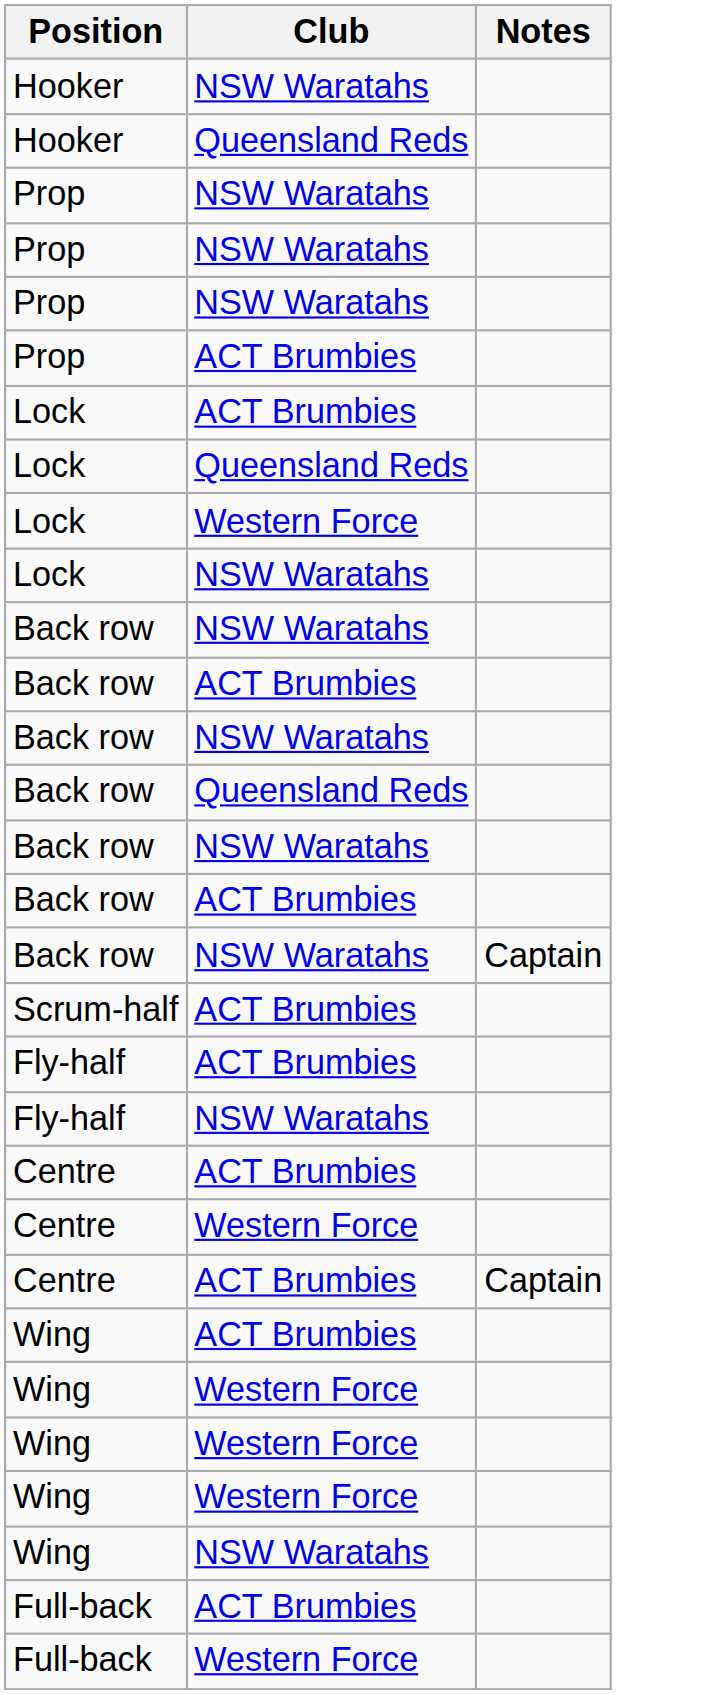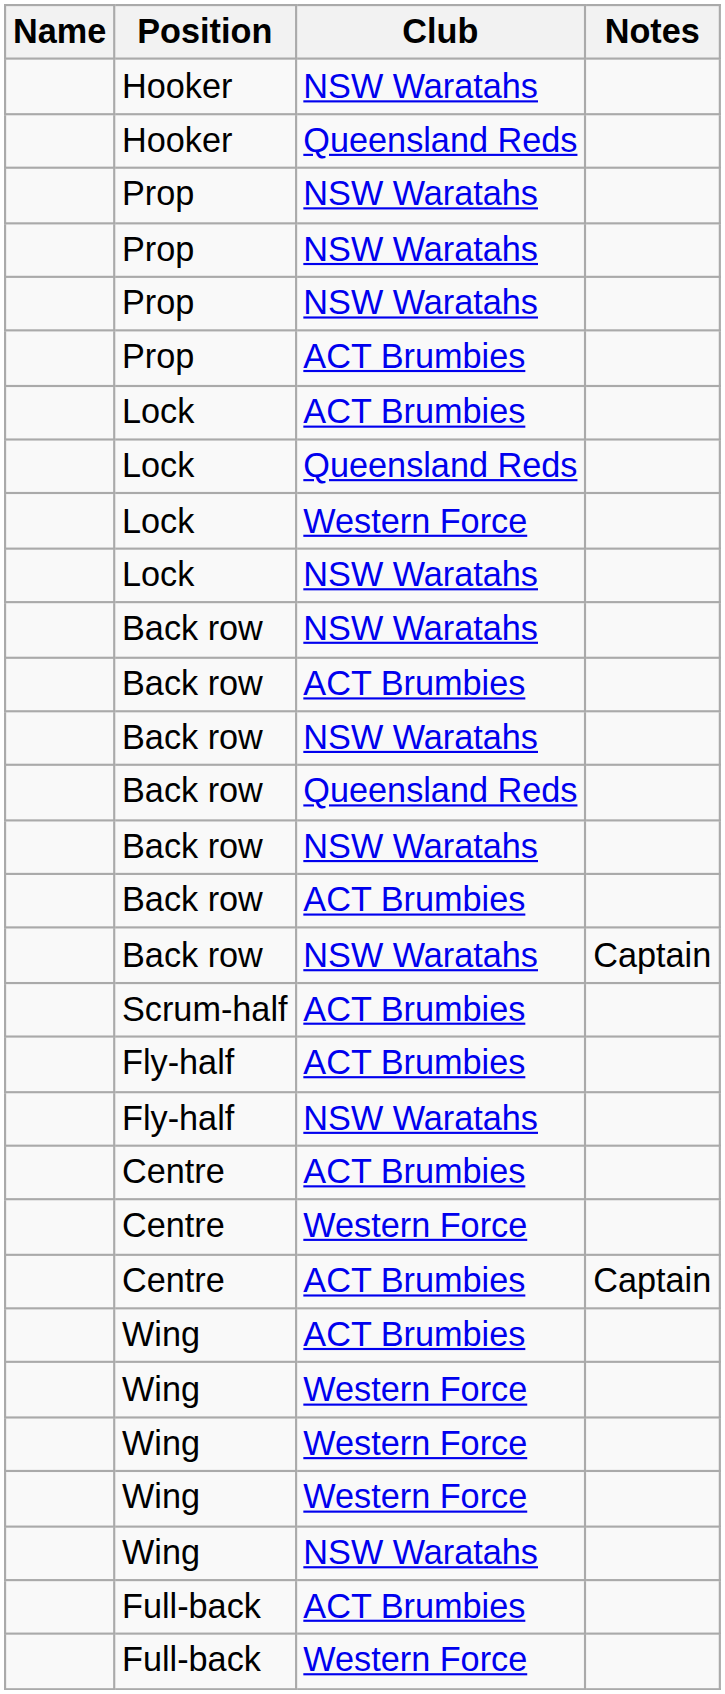+ column: (60, 31)
